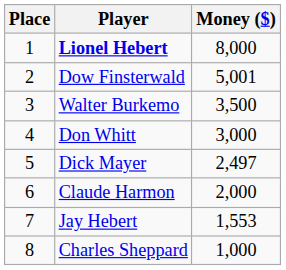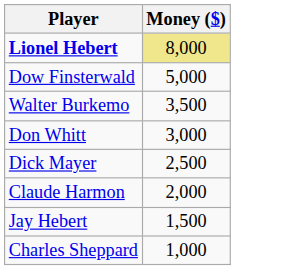- column: (30, 18)
(236, 47) no background -> (186, 47) khaki background
(236, 76) 5,001 -> (186, 76) 5,000
(236, 163) 2,497 -> (186, 163) 2,500
(236, 221) 1,553 -> (186, 221) 1,500
